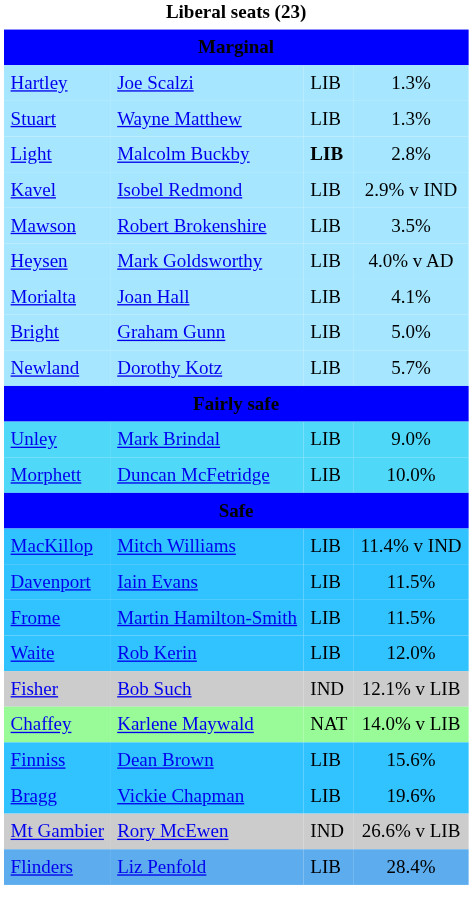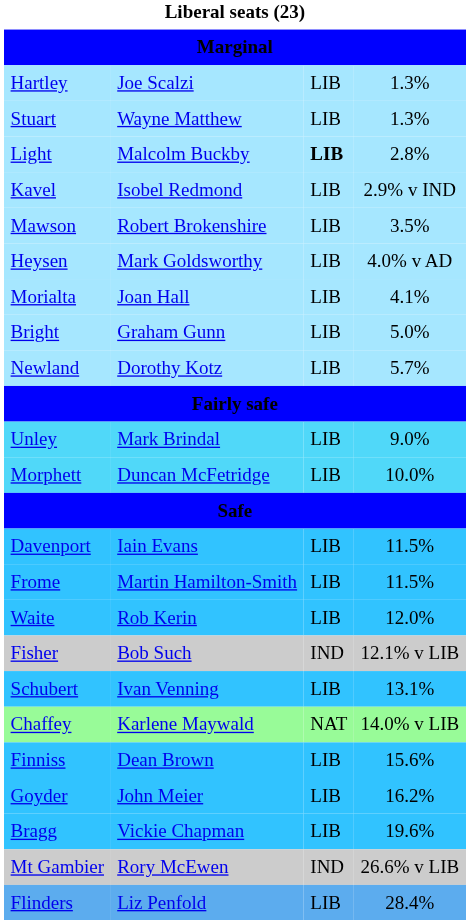- row: (52, 545)
+ row: (44, 688)
+ row: (39, 795)
